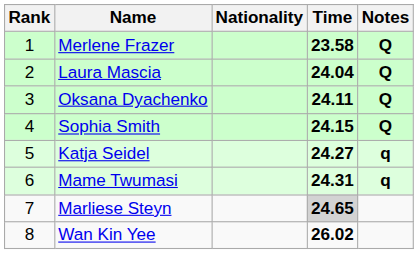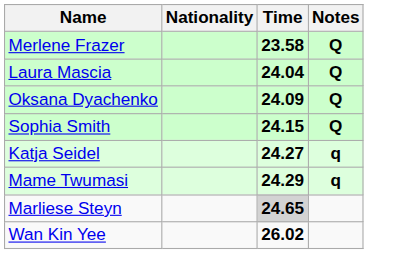- column: (29, 18)
(332, 99) 24.11 -> (283, 99) 24.09
(332, 180) 24.31 -> (283, 180) 24.29
